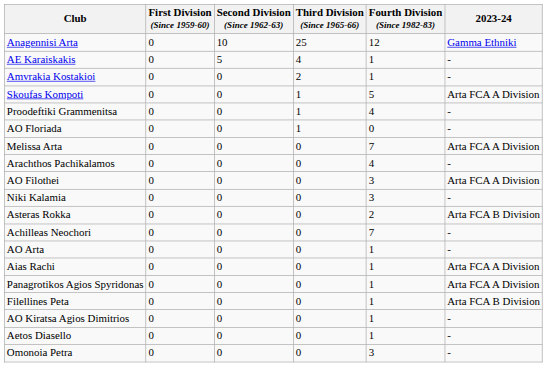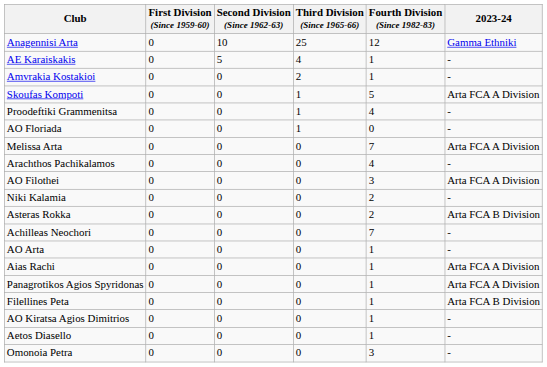(371, 197) 3 -> (371, 197) 2
